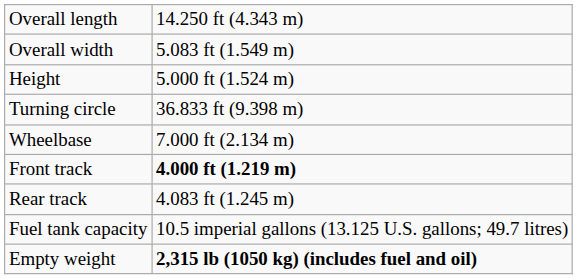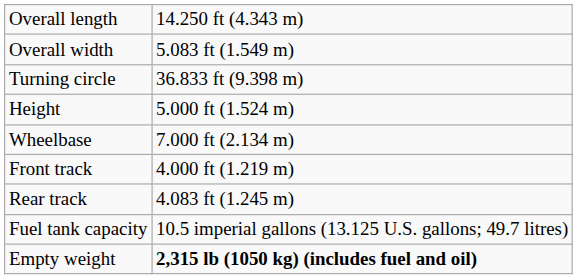rows swapped: (35, 79) <-> (62, 109)
(226, 169) bold -> (225, 169) normal
